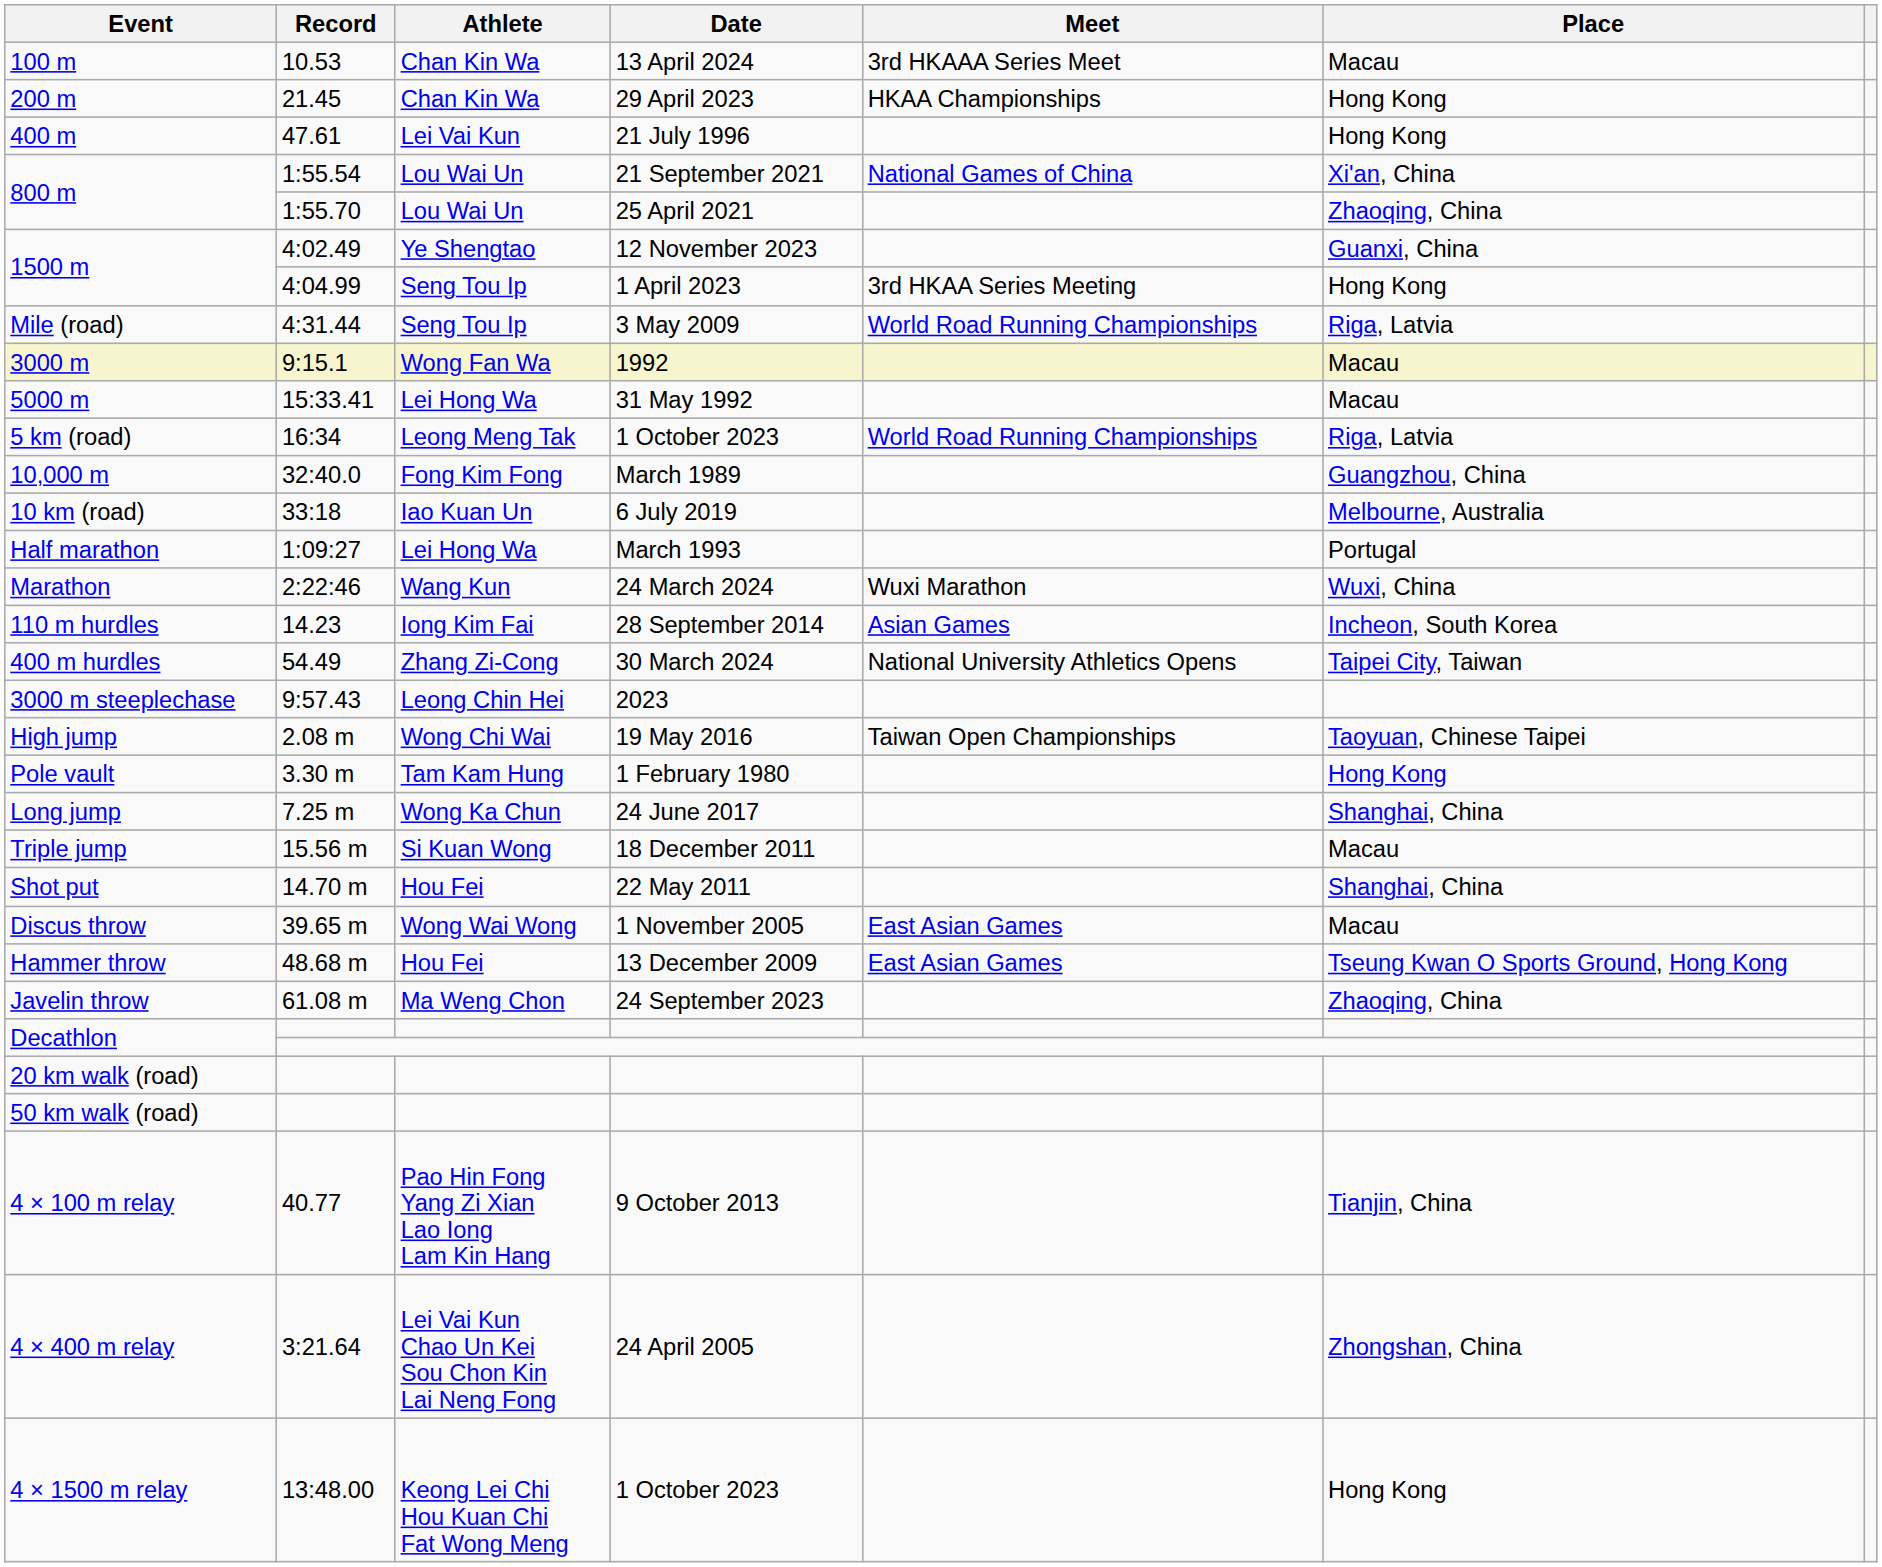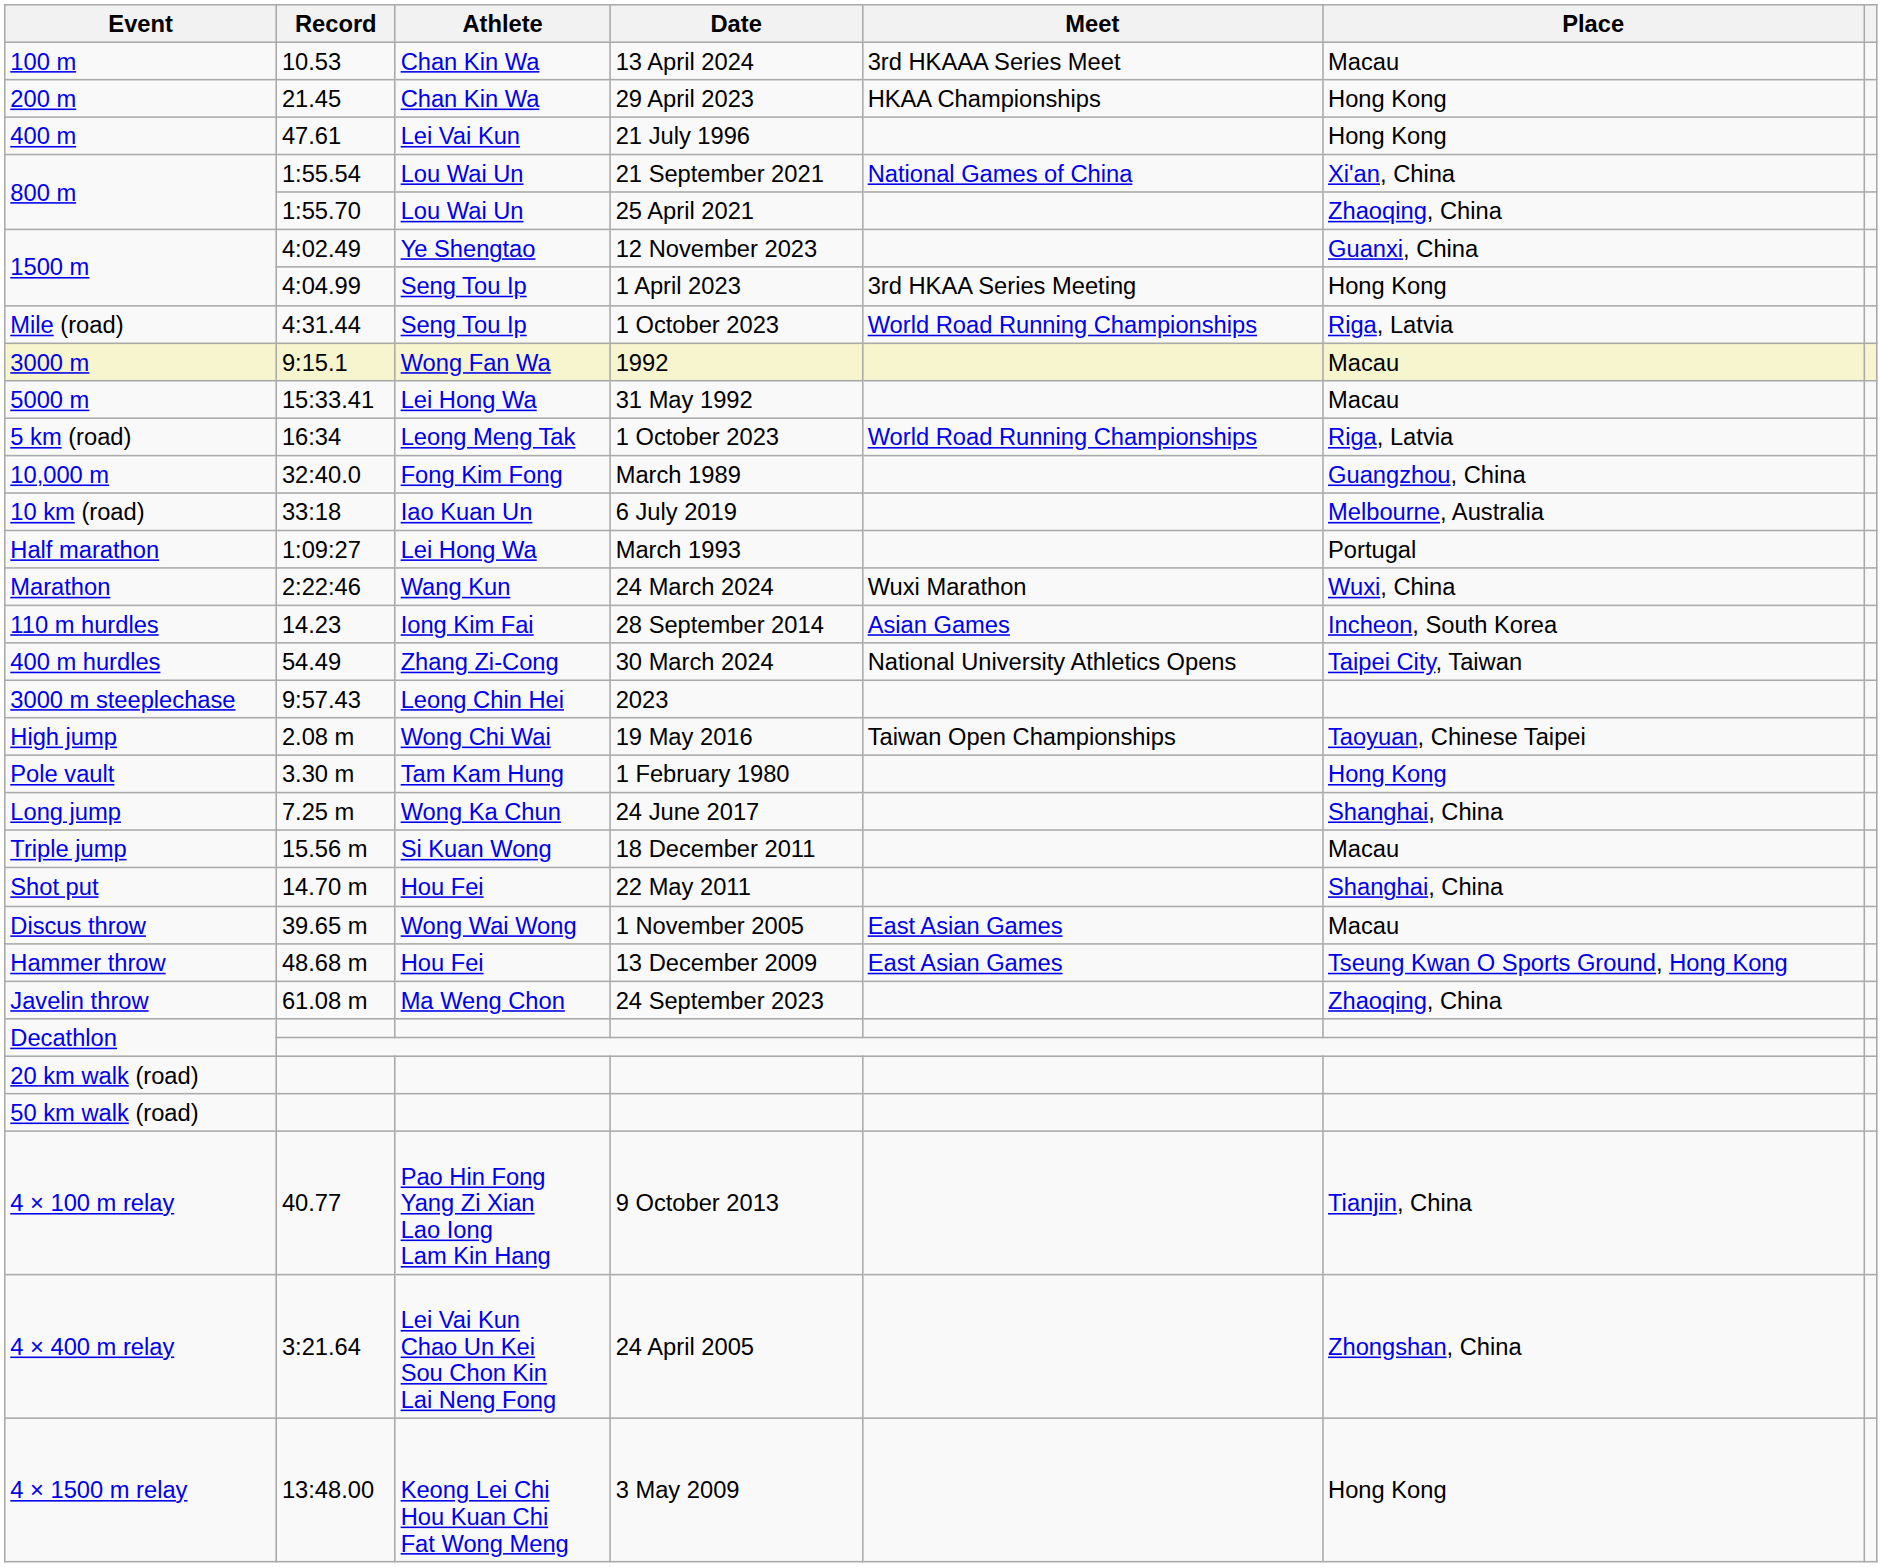(678, 324) 3 May 2009 -> (697, 324) 1 October 2023
(697, 1490) 1 October 2023 -> (678, 1490) 3 May 2009
